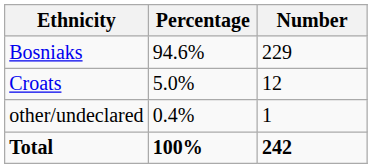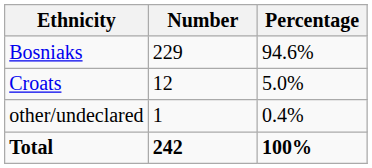columns swapped: (312, 20) <-> (203, 20)
